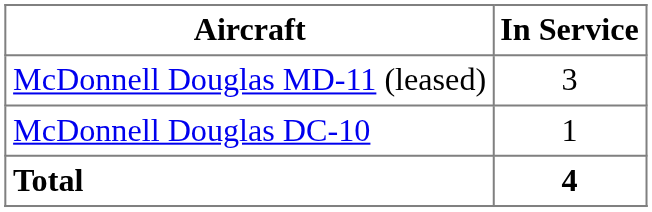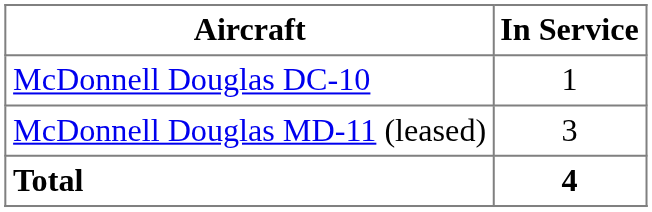rows swapped: (192, 130) <-> (250, 79)
